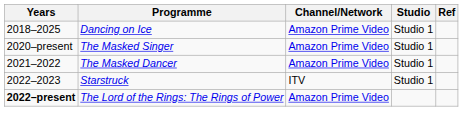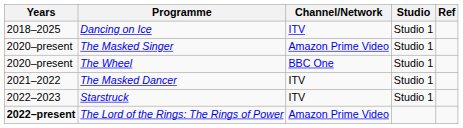(339, 30) Amazon Prime Video -> (297, 30) ITV
+ row: (106, 64)
(339, 64) Amazon Prime Video -> (297, 81) ITV
